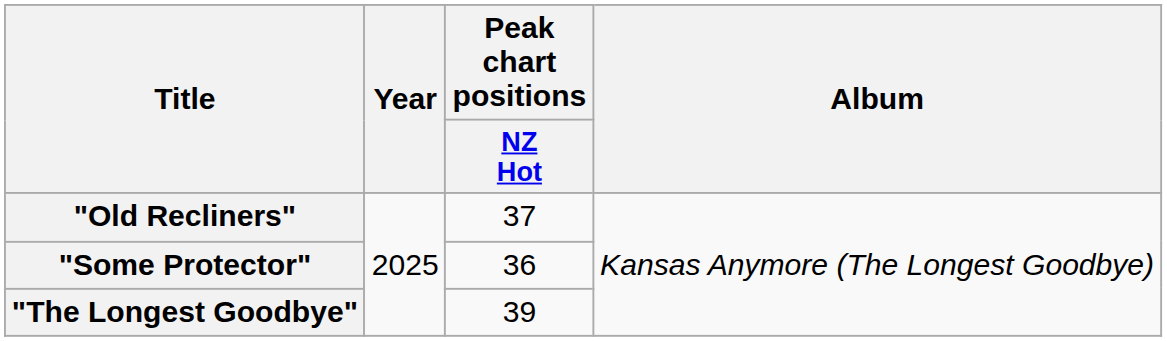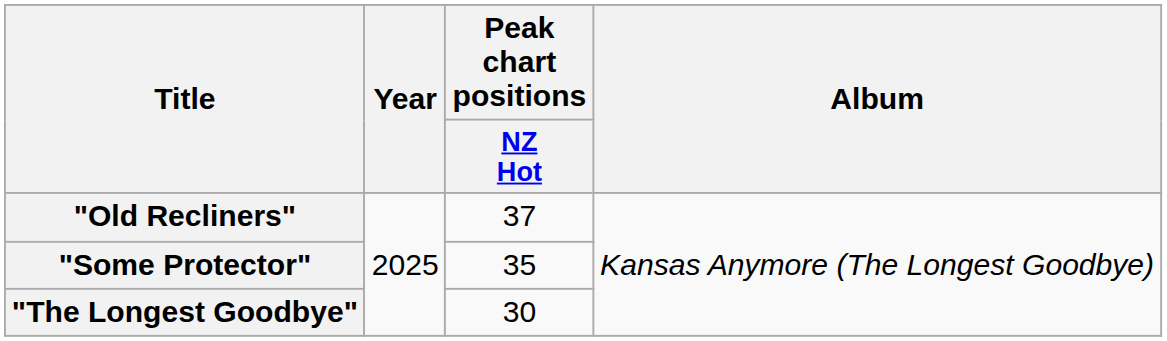(519, 264) 36 -> (519, 264) 35
(519, 311) 39 -> (519, 311) 30
